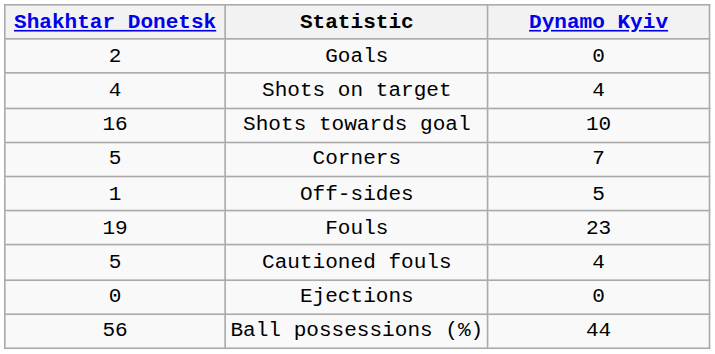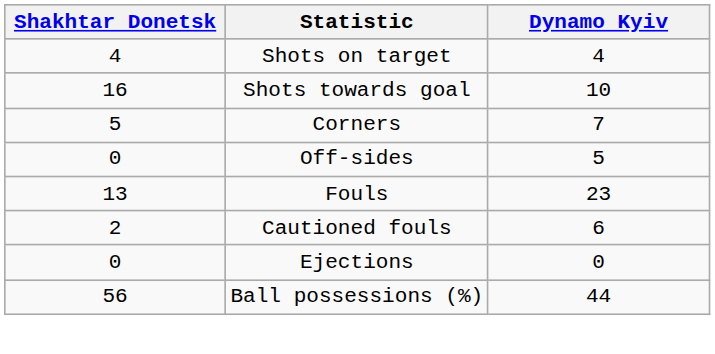- row: (357, 56)
(115, 194) 1 -> (115, 159) 0
(115, 228) 19 -> (115, 194) 13
(115, 262) 5 -> (115, 228) 2
(599, 262) 4 -> (599, 228) 6
